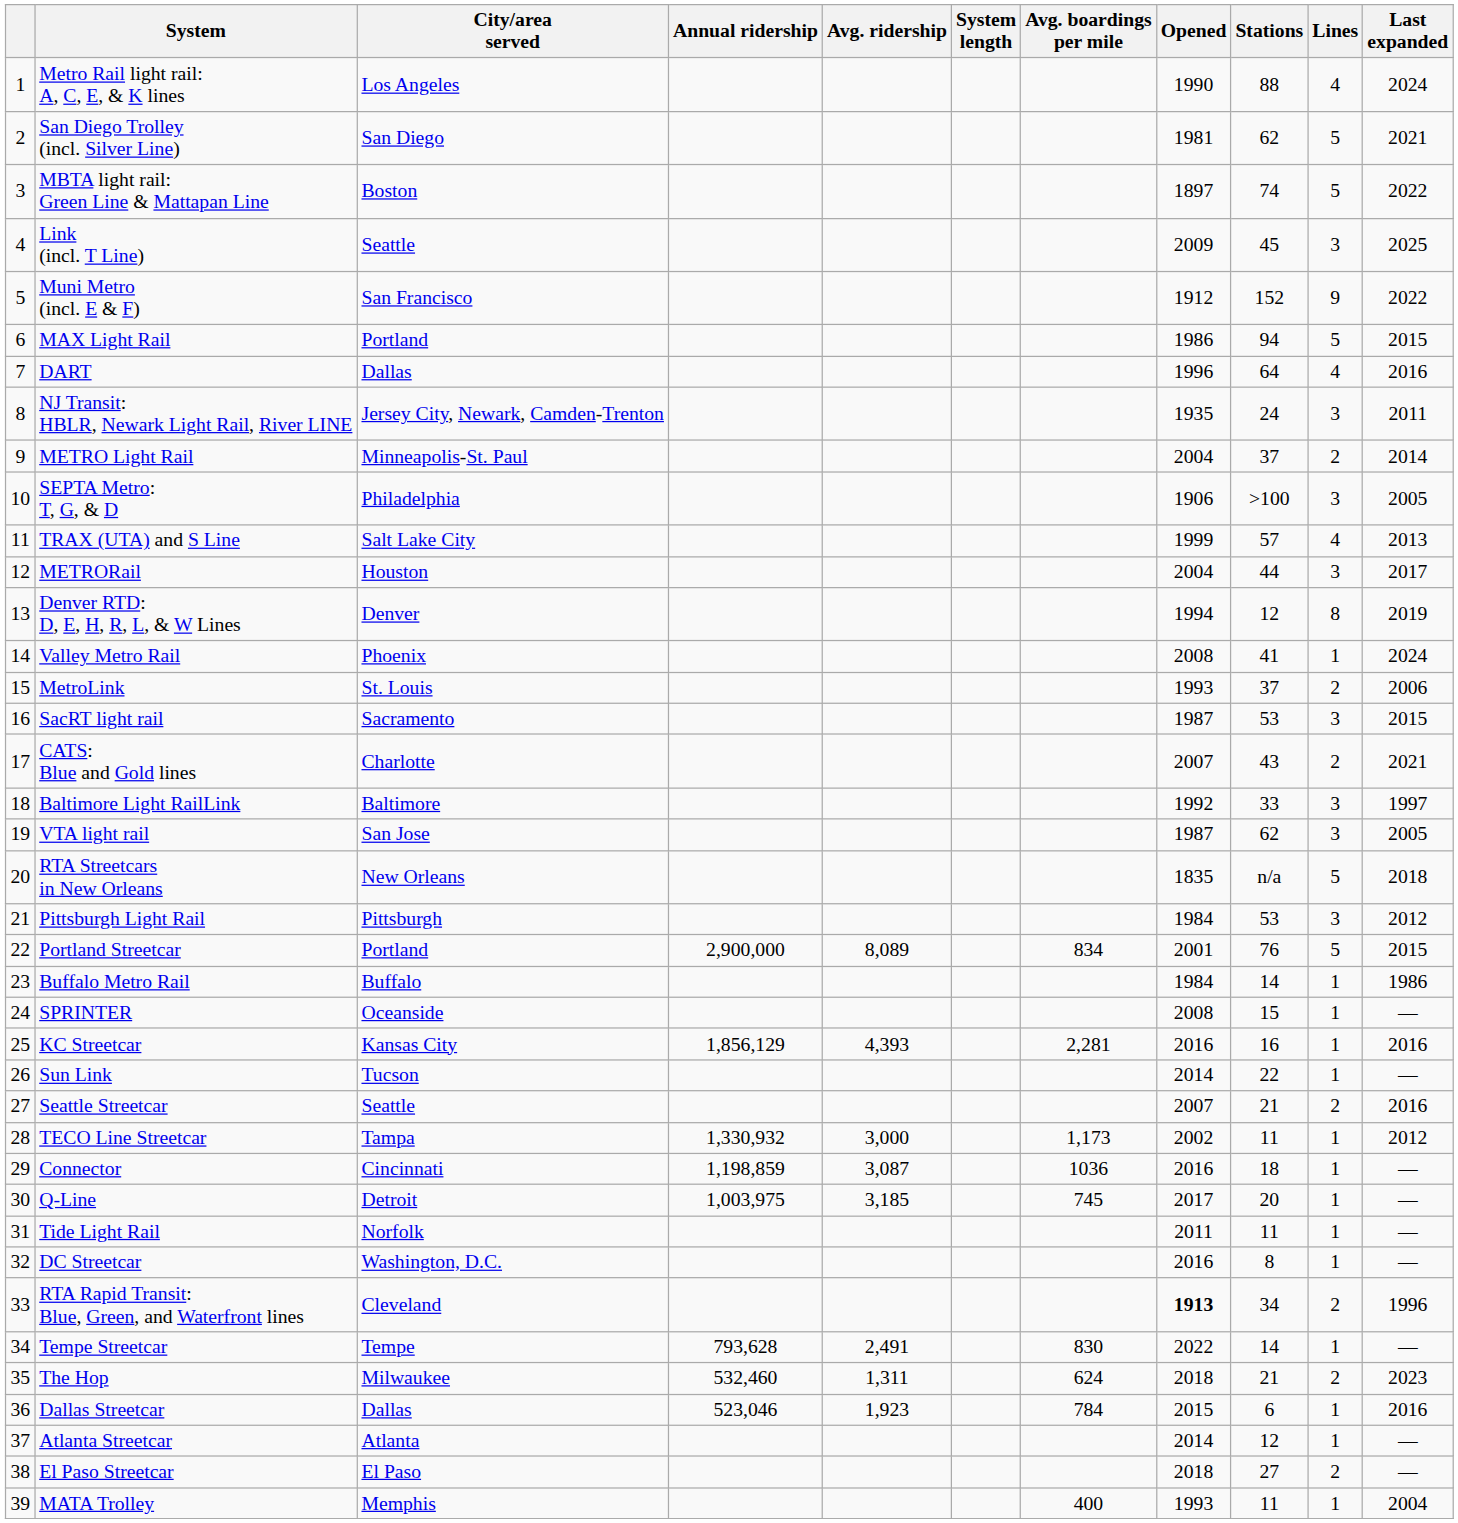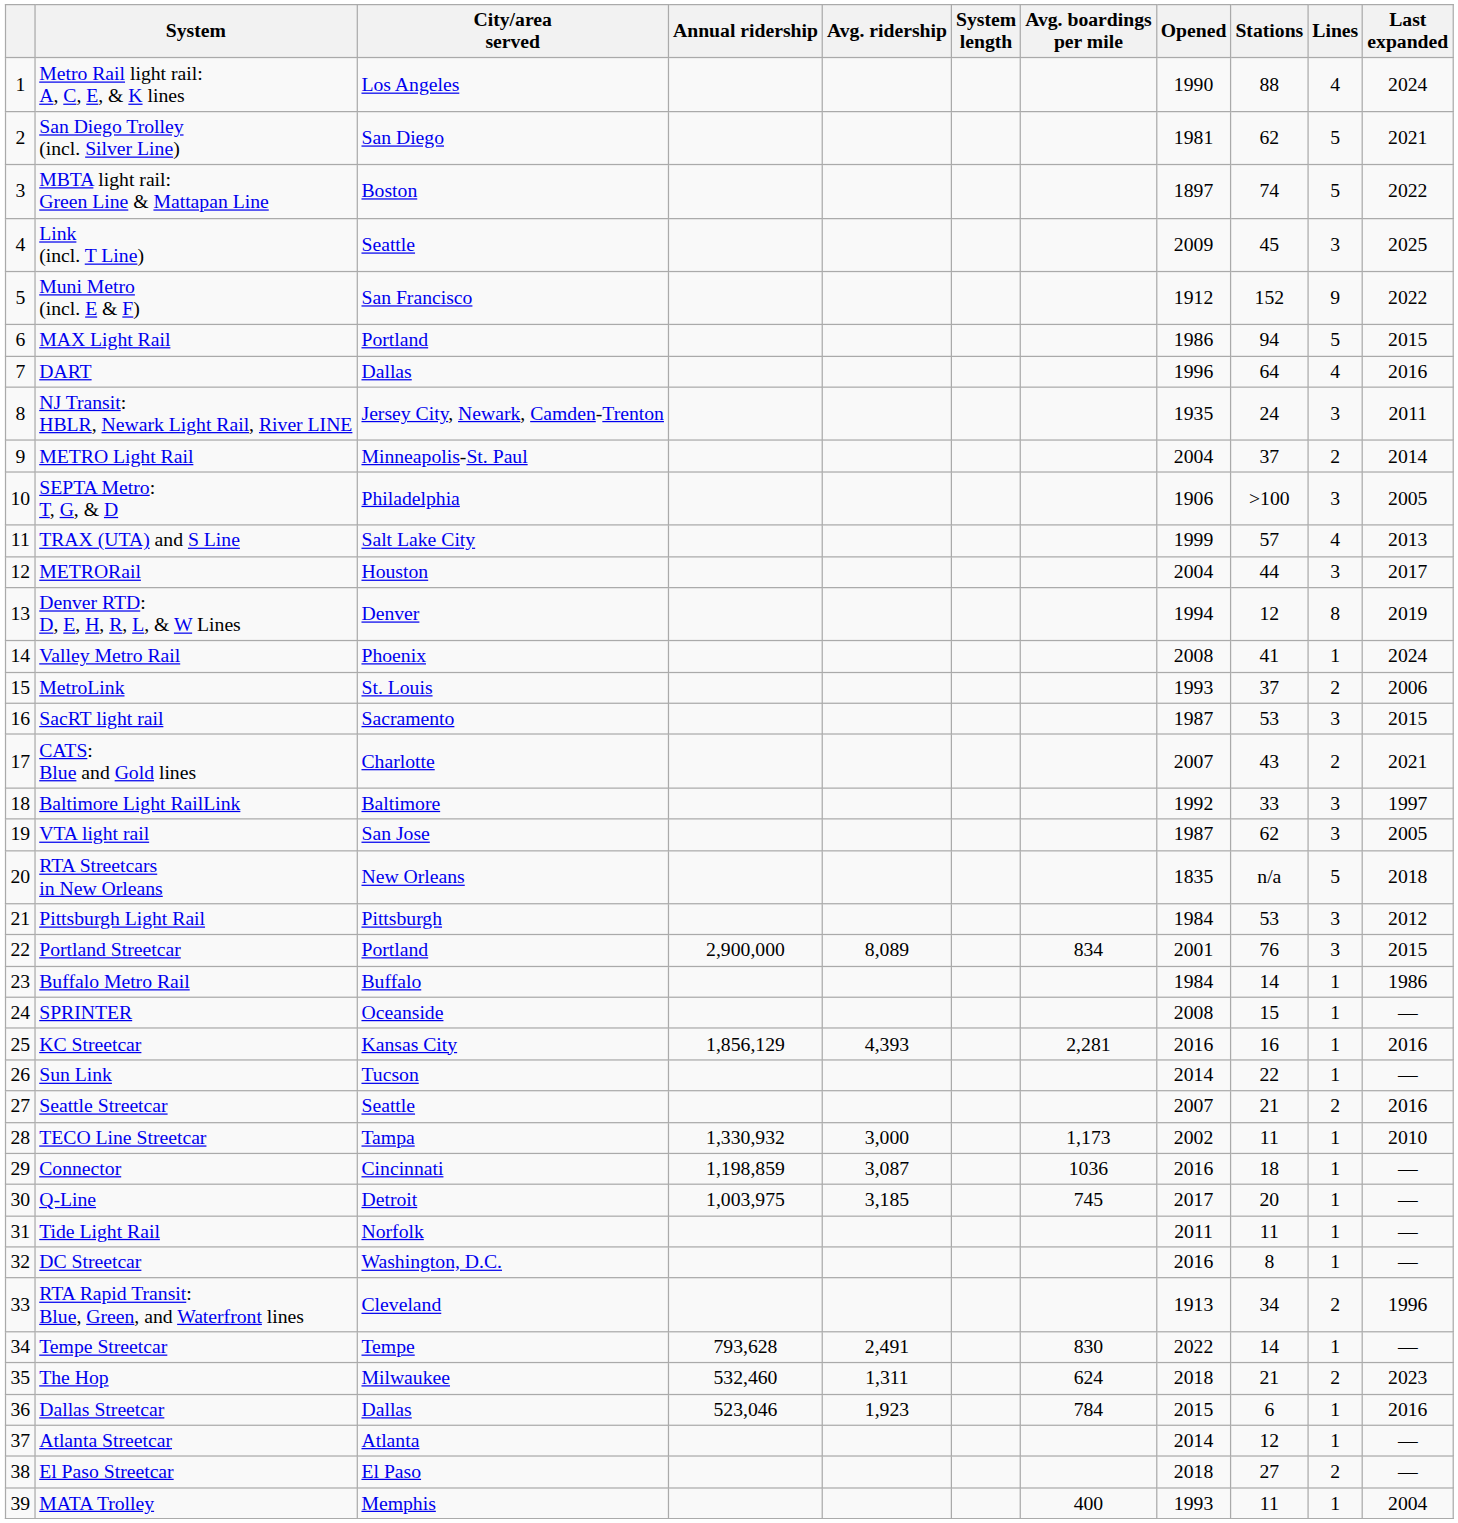(1335, 950) 5 -> (1335, 950) 3
(1408, 1137) 2012 -> (1408, 1137) 2010
(1194, 1304) bold -> (1194, 1304) normal
